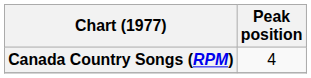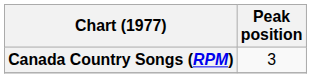(272, 60) 4 -> (272, 60) 3
